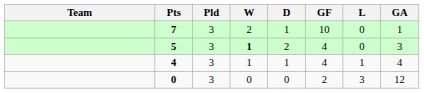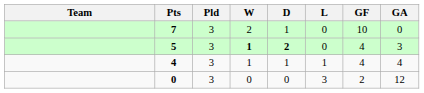columns swapped: (362, 12) <-> (324, 12)
(400, 29) 1 -> (400, 29) 0
(287, 46) normal -> (287, 46) bold
